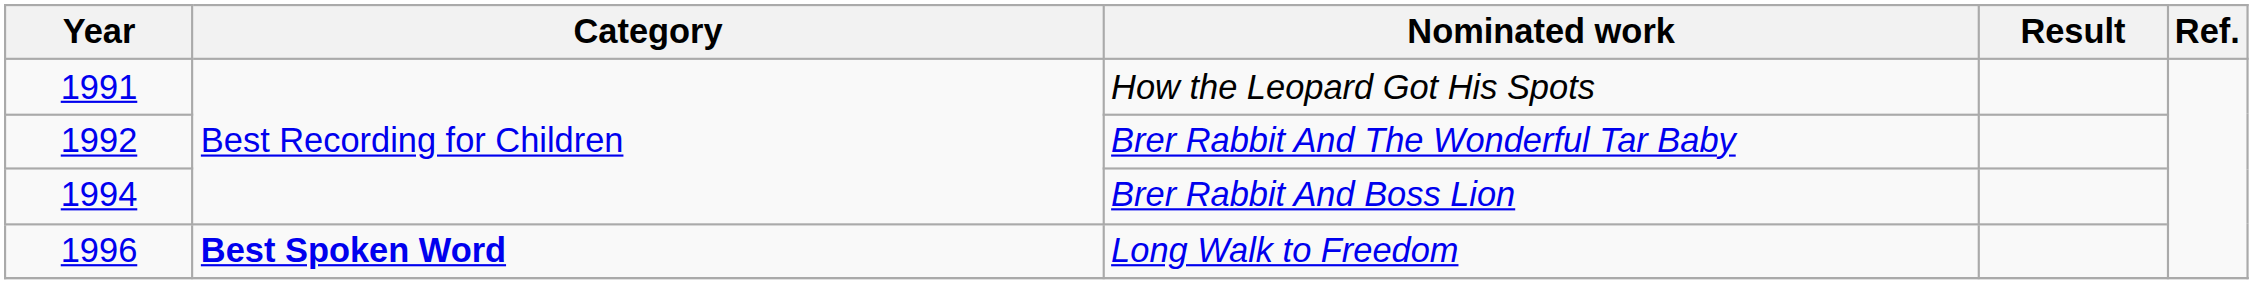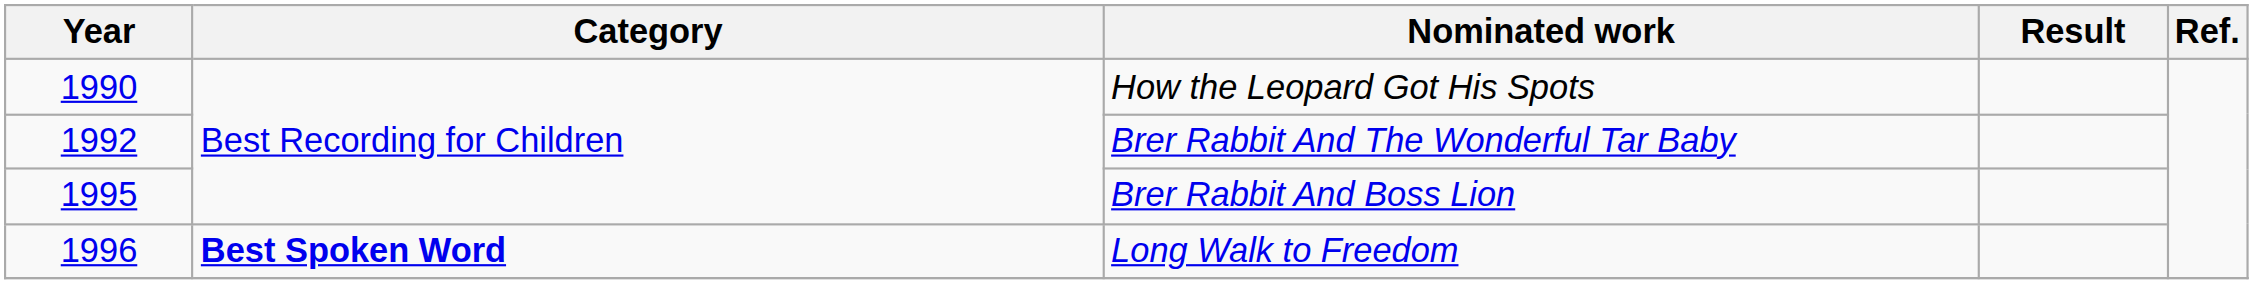(99, 86) 1991 -> (99, 86) 1990
(99, 195) 1994 -> (99, 195) 1995
